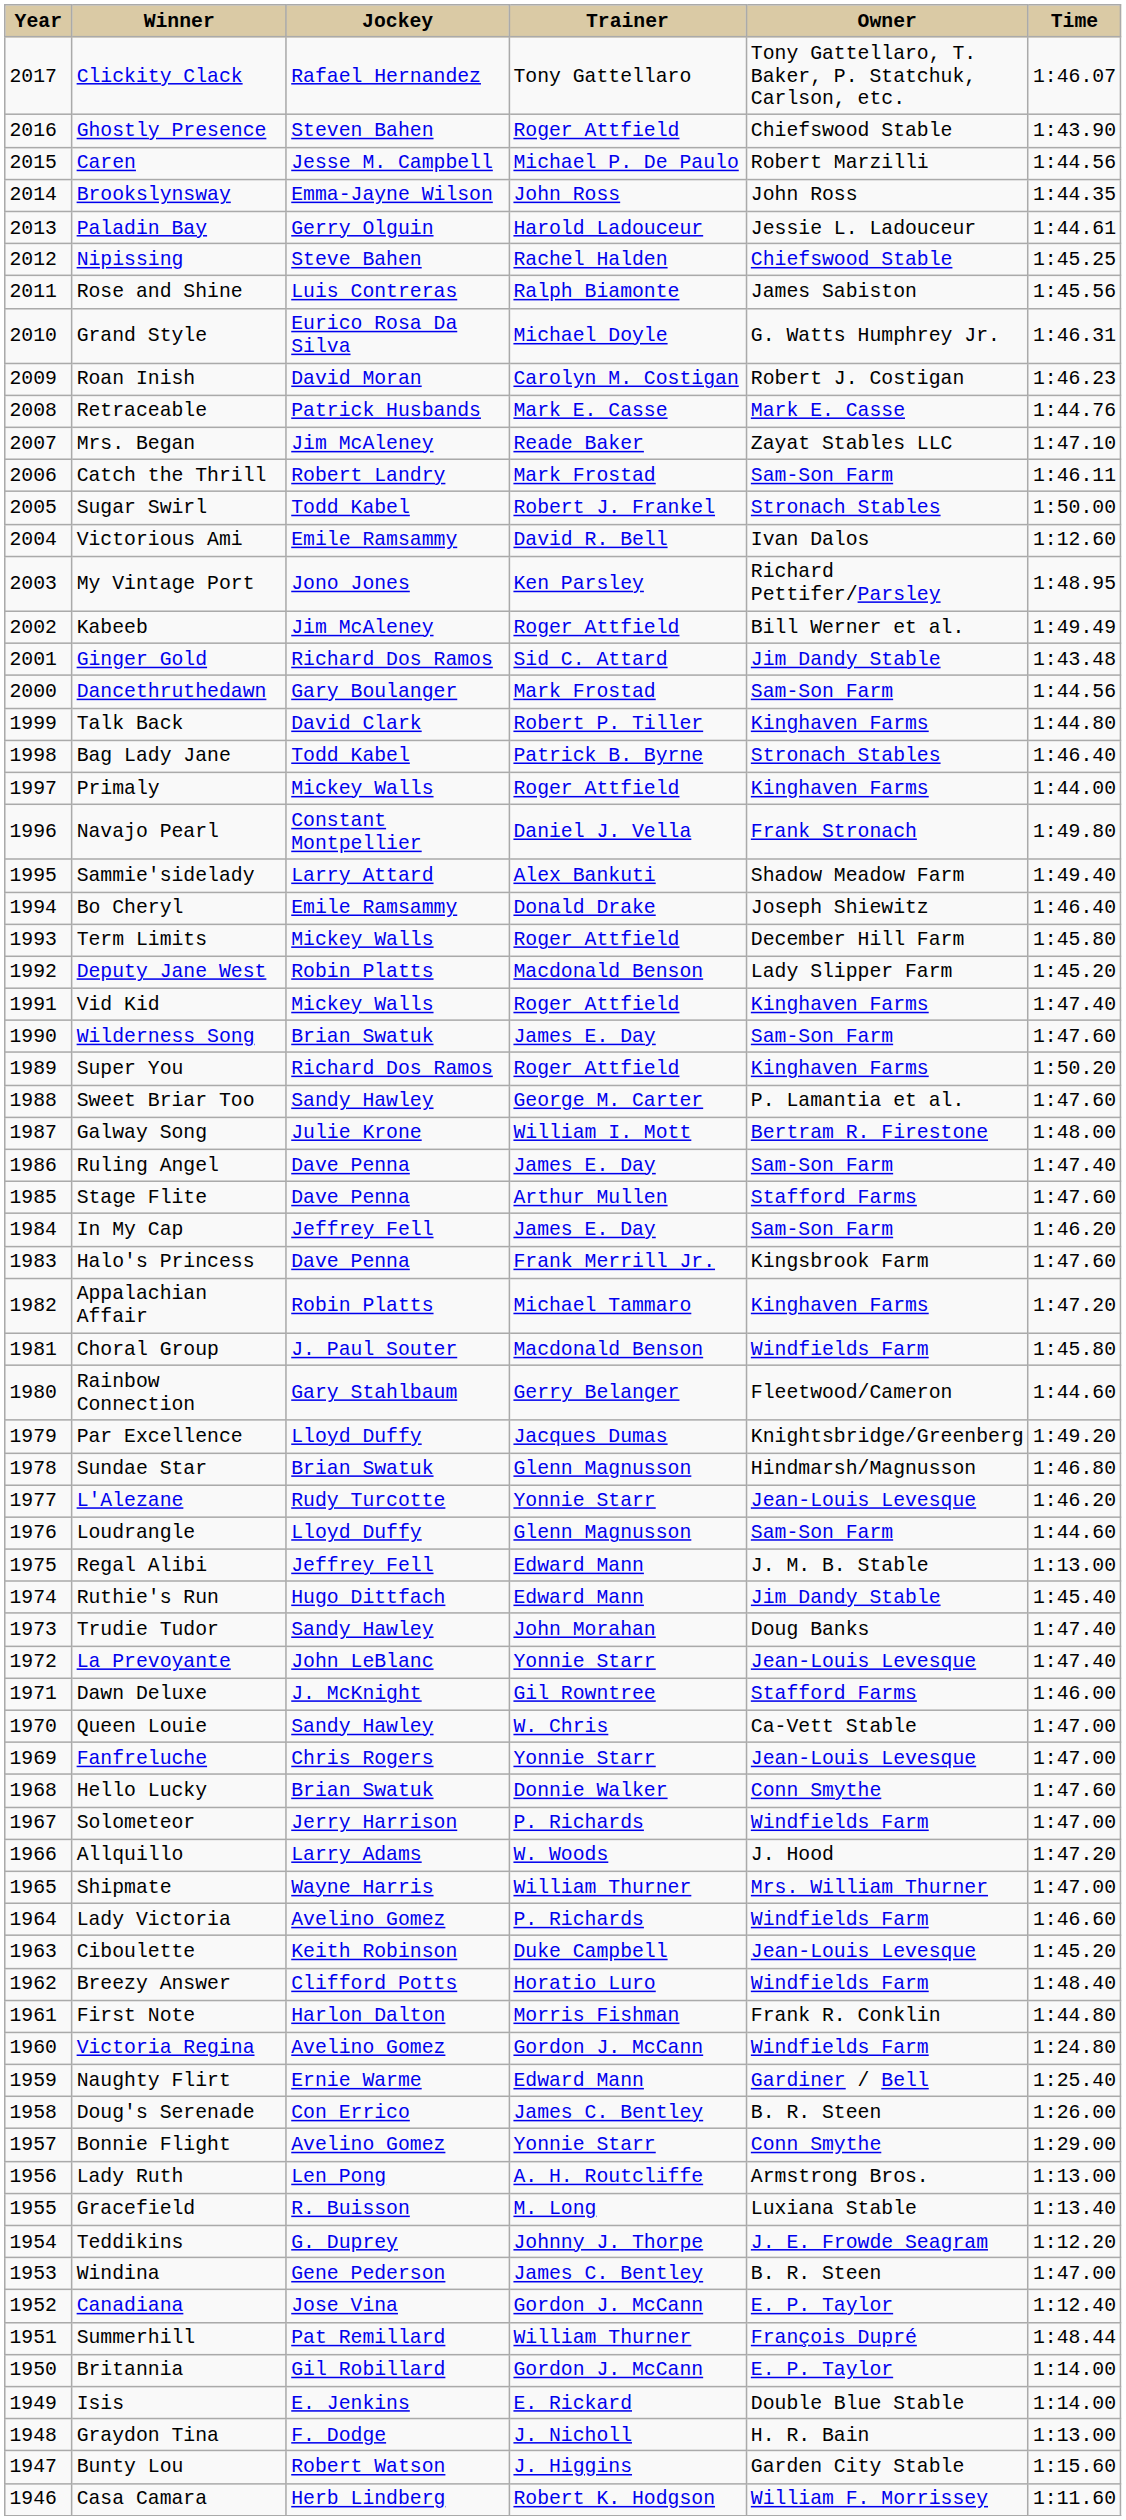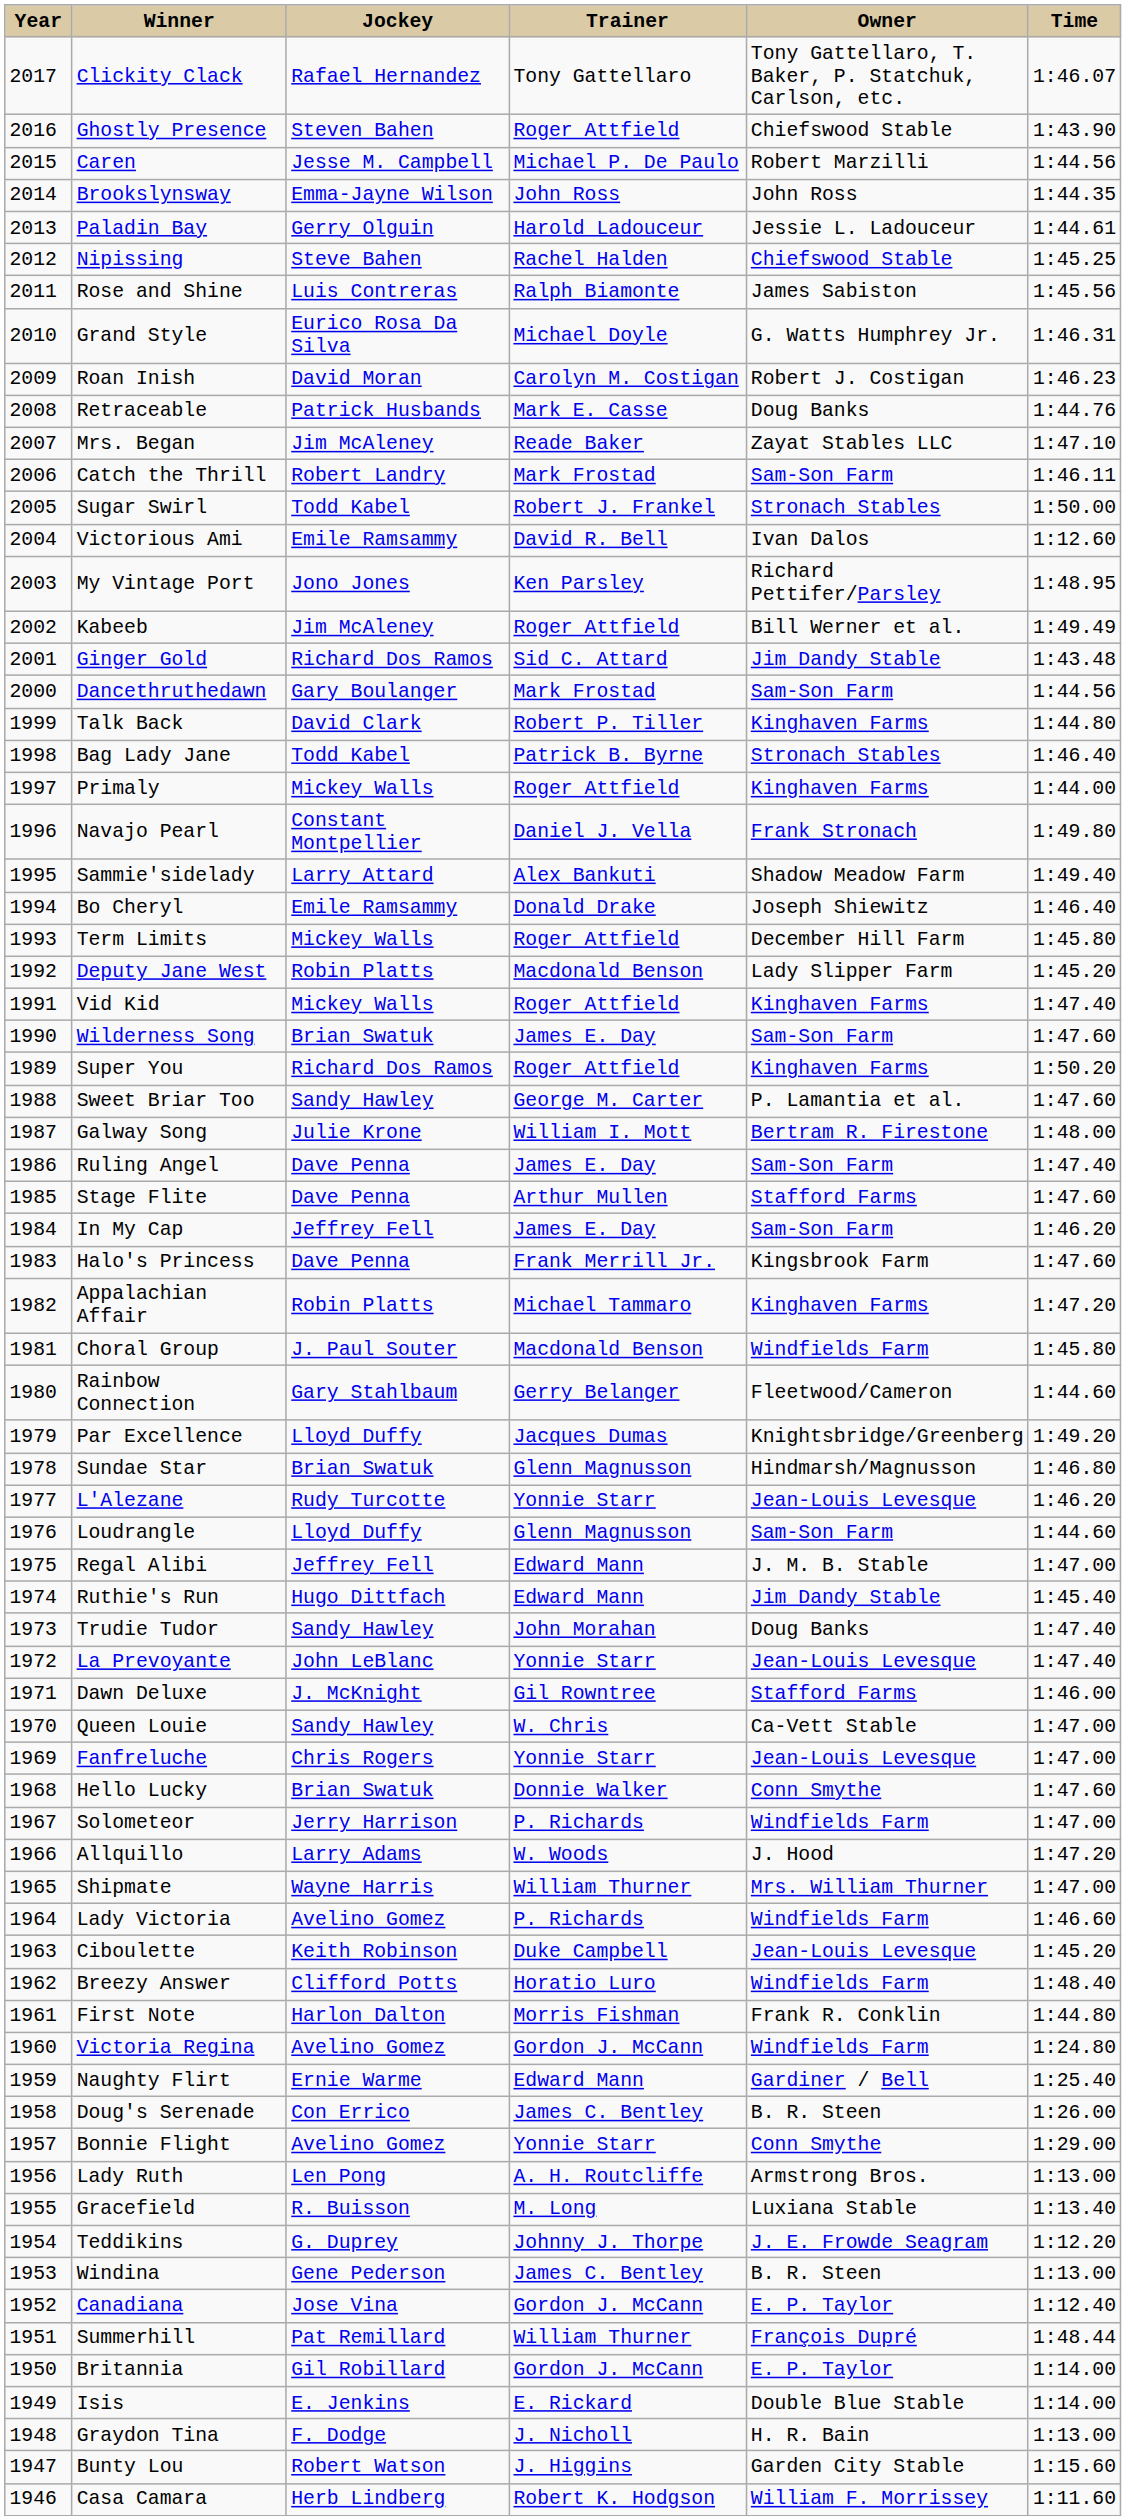(828, 411) Mark E. Casse -> (810, 411) Doug Banks
(1074, 1565) 1:13.00 -> (1074, 1565) 1:47.00
(1074, 2274) 1:47.00 -> (1074, 2274) 1:13.00
